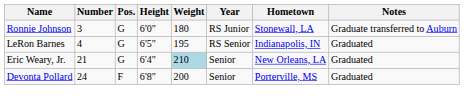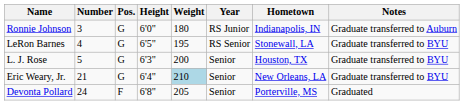(284, 28) Stonewall, LA -> (288, 28) Indianapolis, IN
(288, 44) Indianapolis, IN -> (284, 44) Stonewall, LA
(352, 44) Graduated -> (390, 44) Graduate transferred to BYU
+ row: (27, 60)
(352, 60) Graduated -> (390, 76) Graduate transferred to BYU
(181, 76) 200 -> (181, 92) 205
